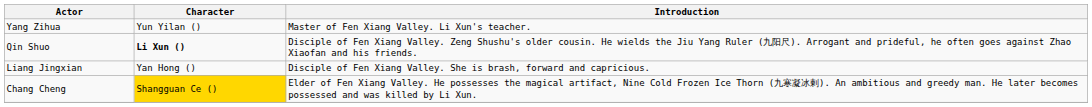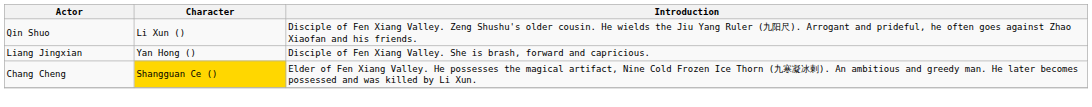- row: (33, 26)
(161, 47) bold -> (161, 32) normal
